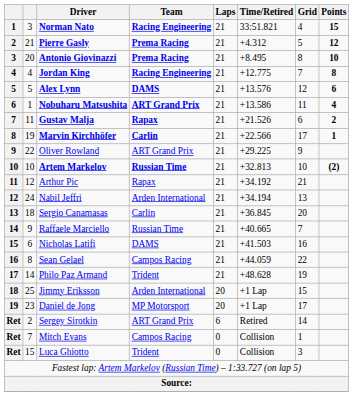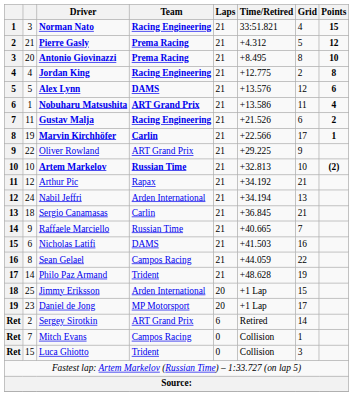(300, 73) 7 -> (300, 73) 2
(145, 120) Rapax -> (171, 120) Racing Engineering
(302, 213) 20 -> (302, 213) 21
